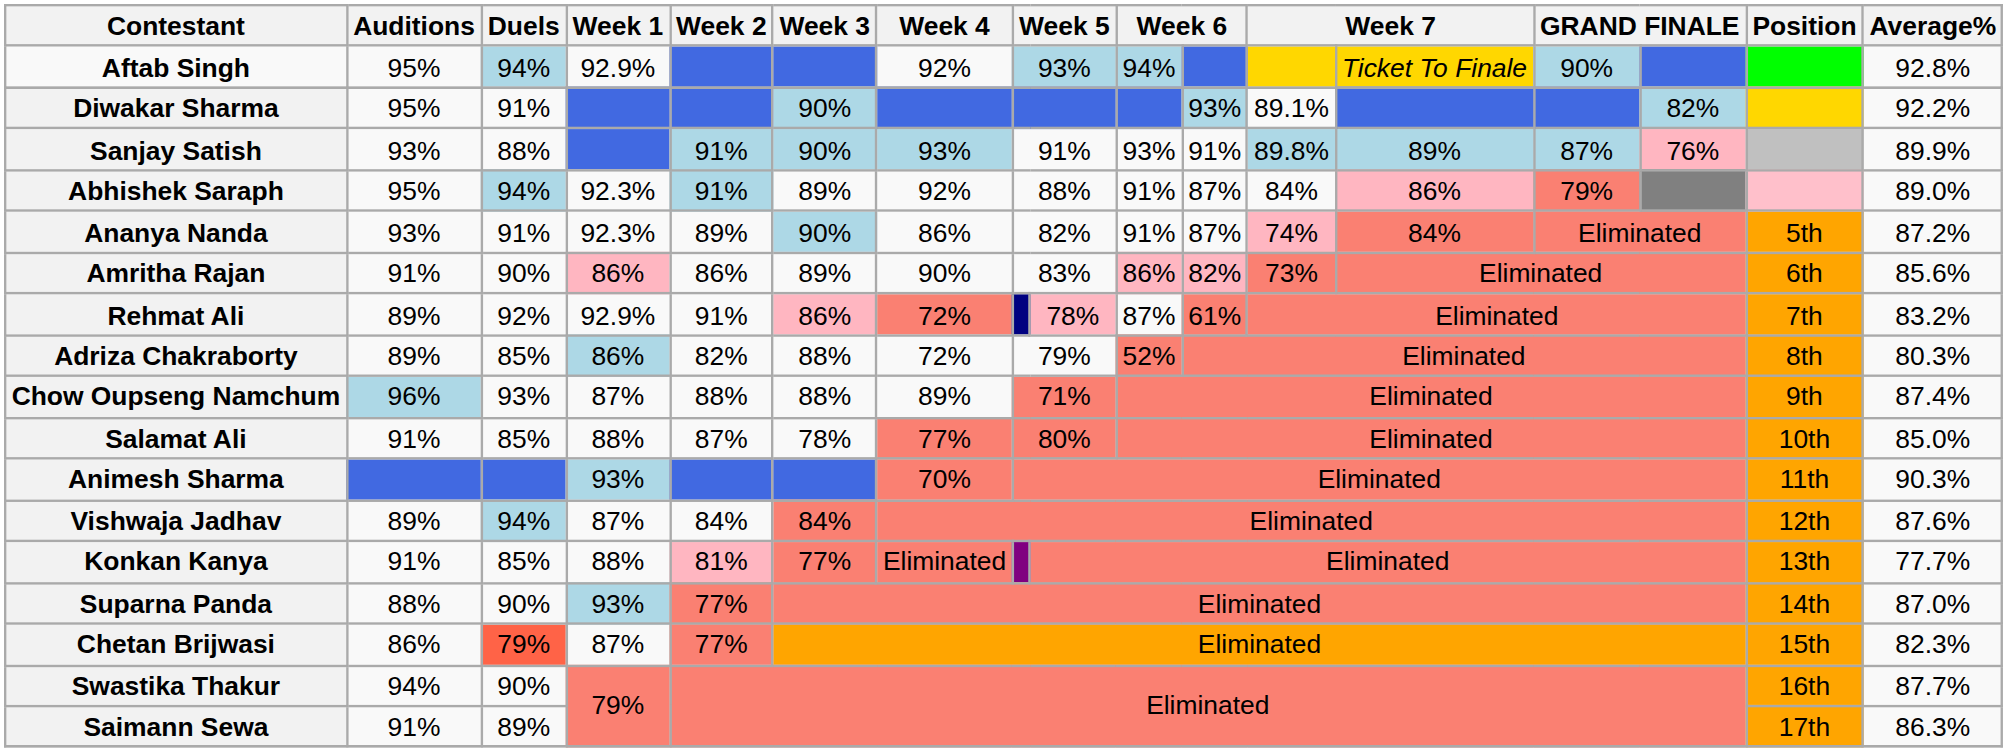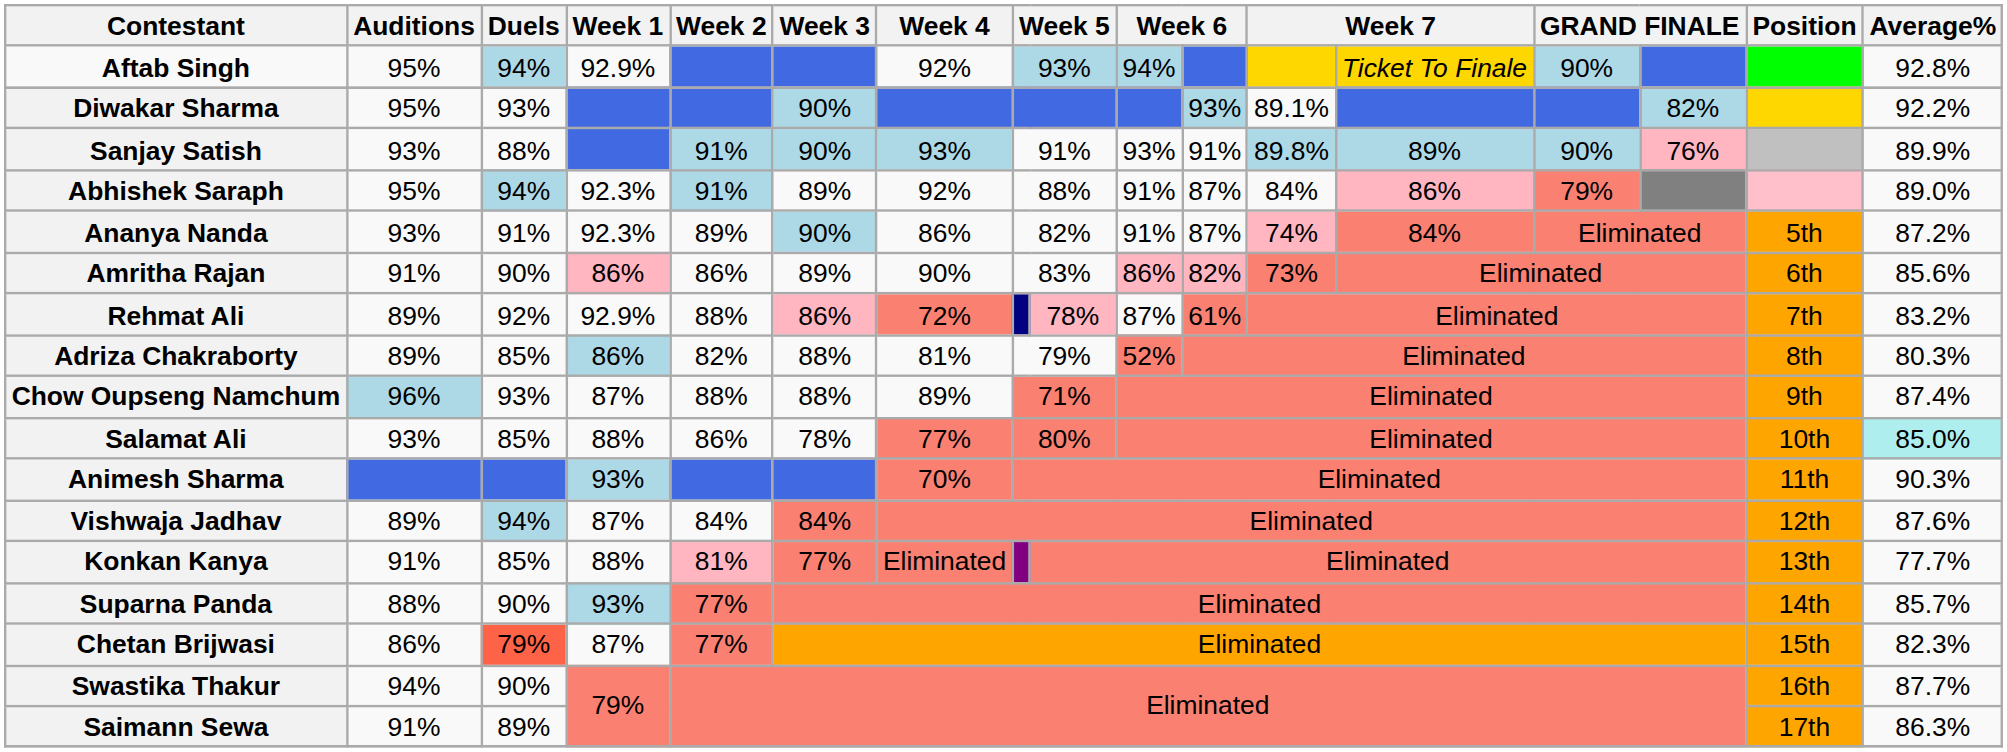(524, 108) 91% -> (524, 108) 93%
(1587, 150) 87% -> (1587, 150) 90%
(721, 315) 91% -> (721, 315) 88%
(945, 356) 72% -> (945, 356) 81%
(414, 438) 91% -> (414, 438) 93%
(721, 438) 87% -> (721, 438) 86%
(1933, 438) no background -> (1933, 438) paleturquoise background
(1933, 603) 87.0% -> (1933, 603) 85.7%
